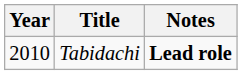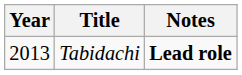(30, 52) 2010 -> (30, 52) 2013
